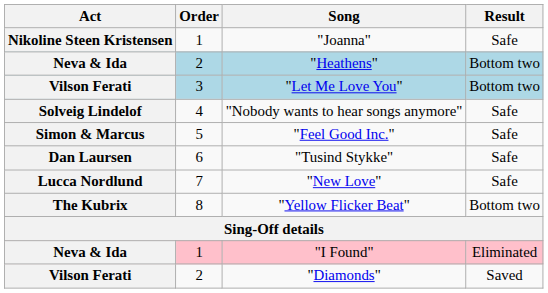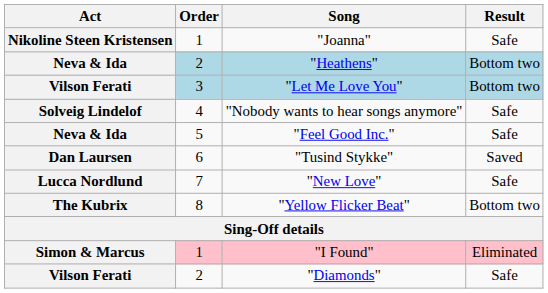(90, 134) Simon & Marcus -> (90, 134) Neva & Ida
(505, 157) Safe -> (505, 157) Saved
(90, 252) Neva & Ida -> (90, 252) Simon & Marcus
(505, 275) Saved -> (505, 275) Safe
